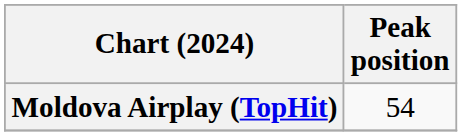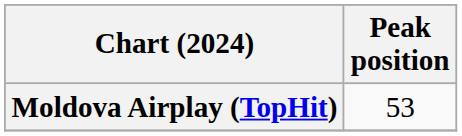(400, 106) 54 -> (400, 106) 53
